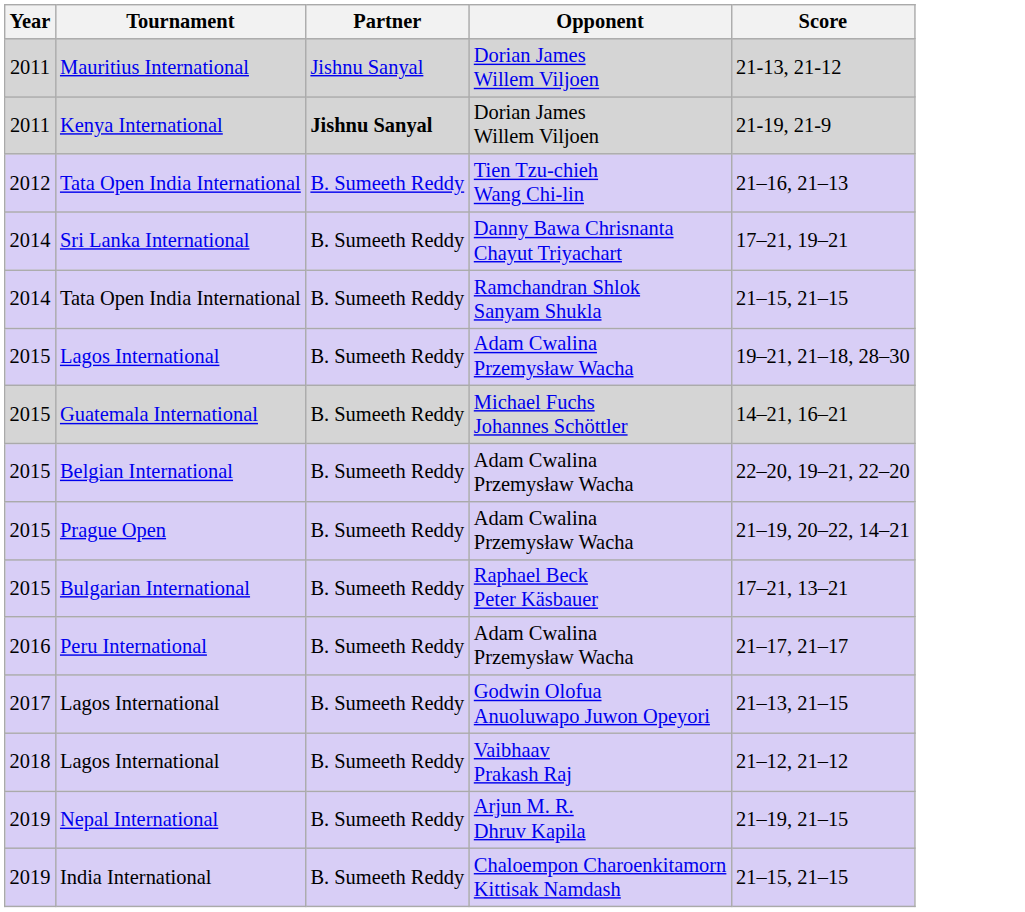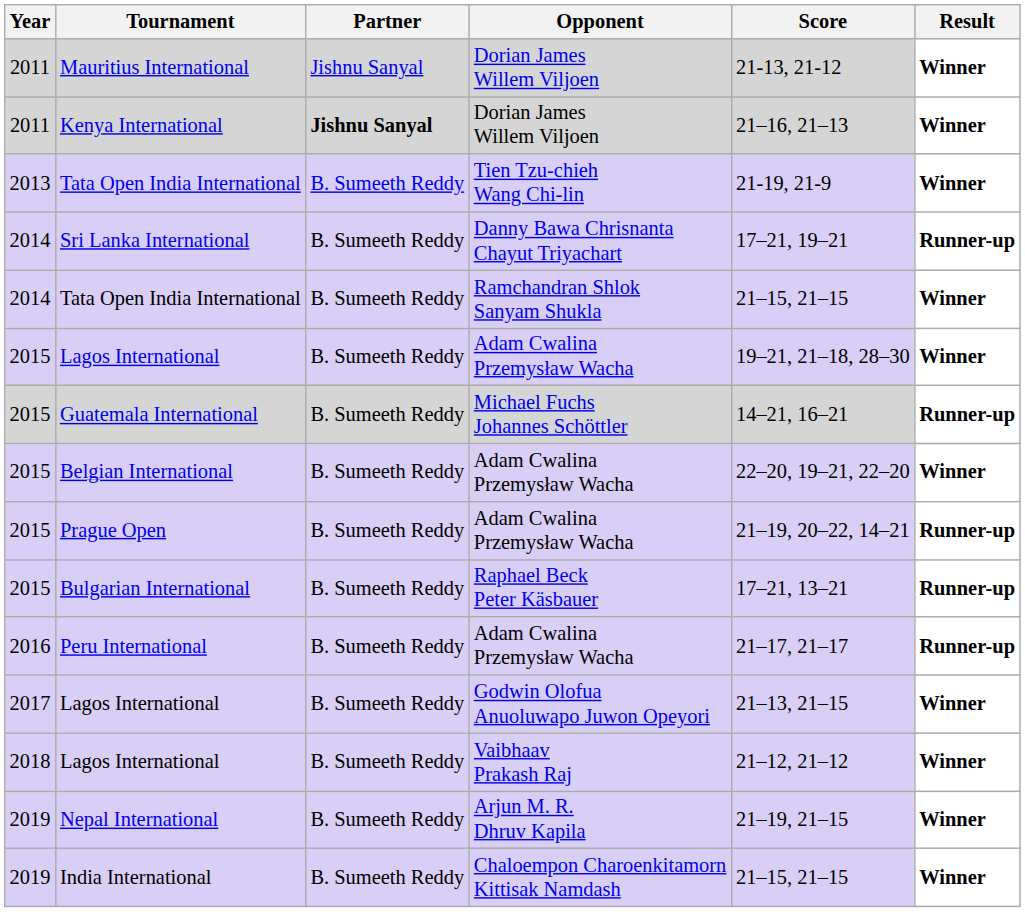+ column: (967, 21)
(784, 125) 21-19, 21-9 -> (792, 125) 21–16, 21–13
(30, 183) 2012 -> (30, 183) 2013
(792, 183) 21–16, 21–13 -> (784, 183) 21-19, 21-9
